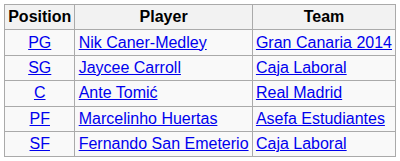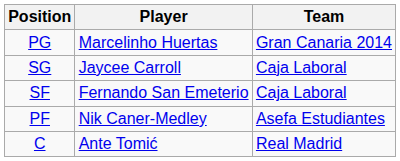(143, 42) Nik Caner-Medley -> (148, 42) Marcelinho Huertas
rows swapped: (40, 144) <-> (40, 93)
(148, 118) Marcelinho Huertas -> (143, 118) Nik Caner-Medley
